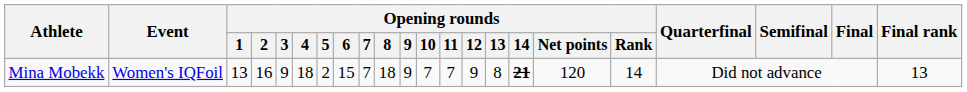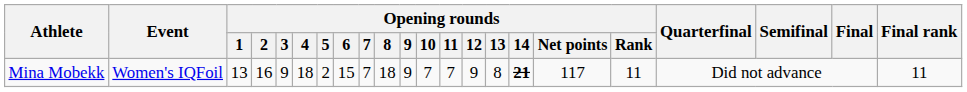(573, 72) 120 -> (573, 72) 117
(634, 72) 14 -> (634, 72) 11
(919, 72) 13 -> (919, 72) 11
